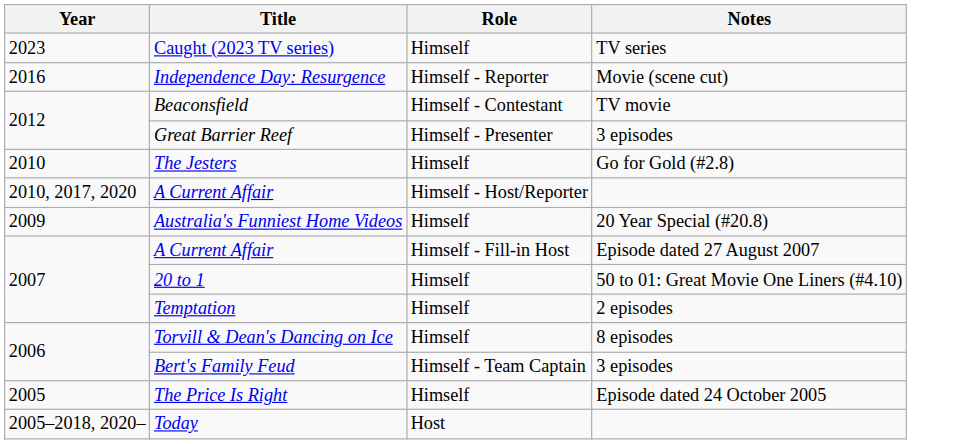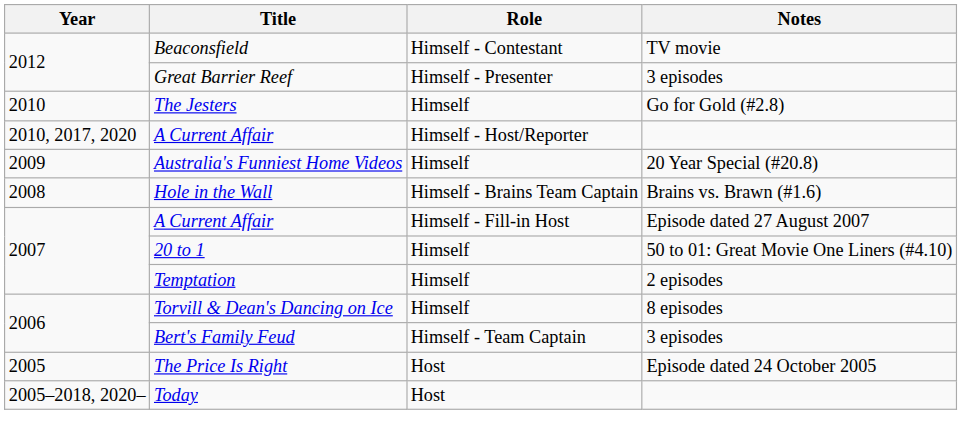- row: (244, 47)
- row: (270, 76)
+ row: (213, 192)
(440, 395) Himself -> (428, 366) Host
